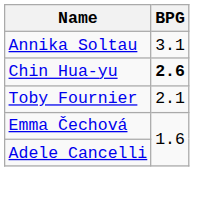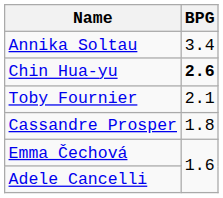(170, 45) 3.1 -> (200, 45) 3.4
+ row: (93, 126)
